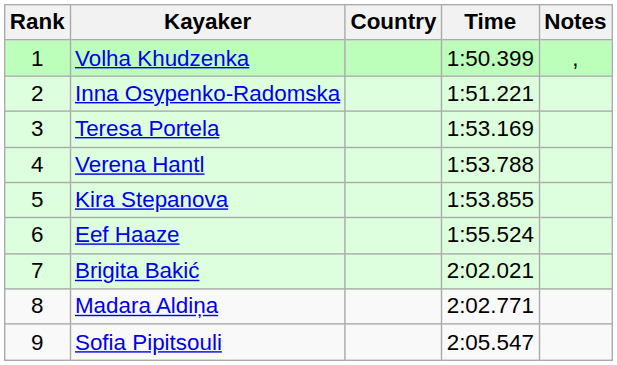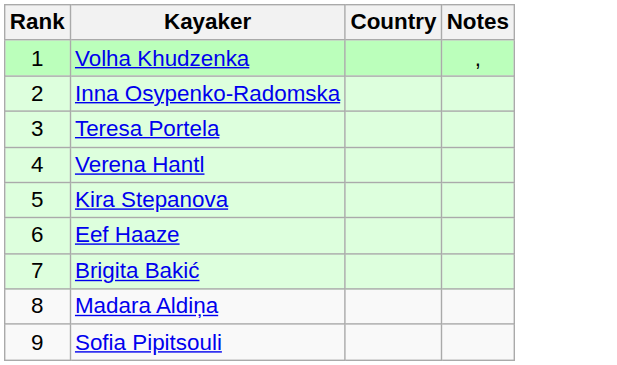- column: (490, 22)
